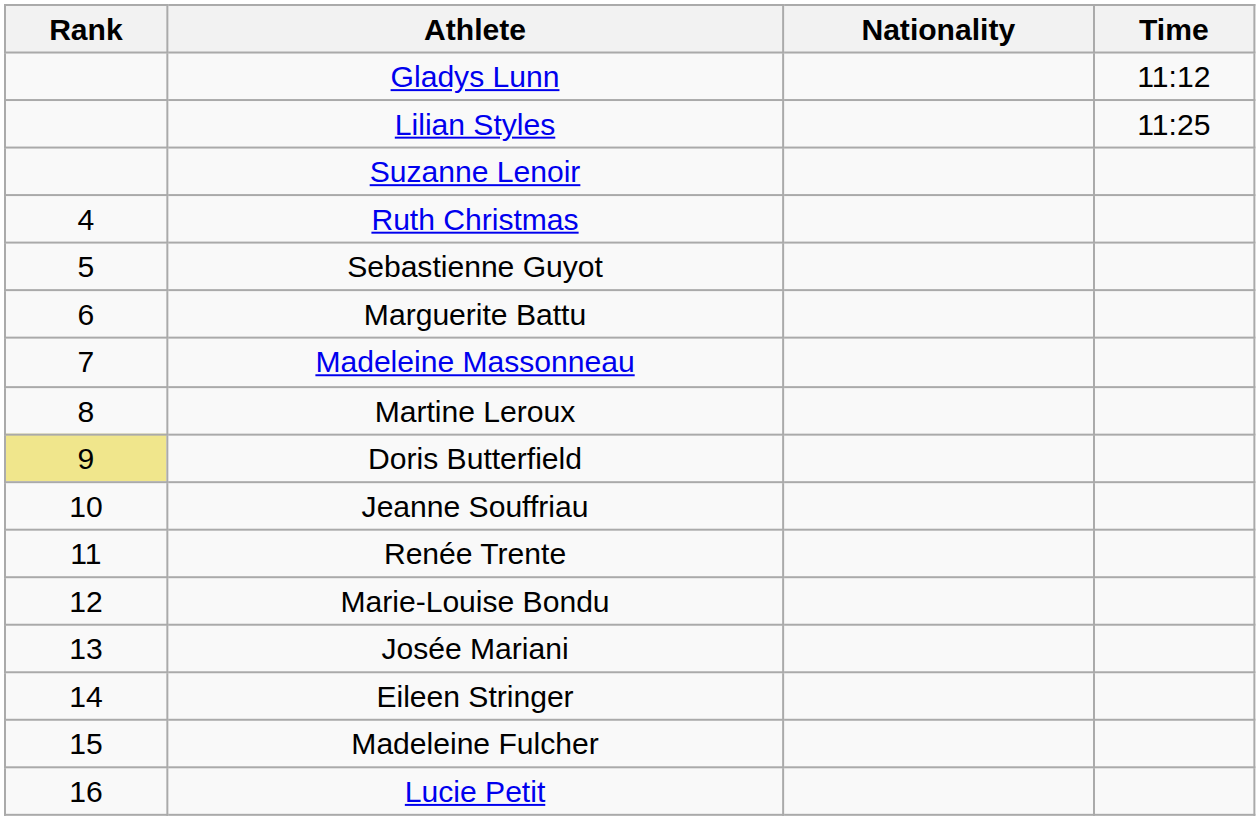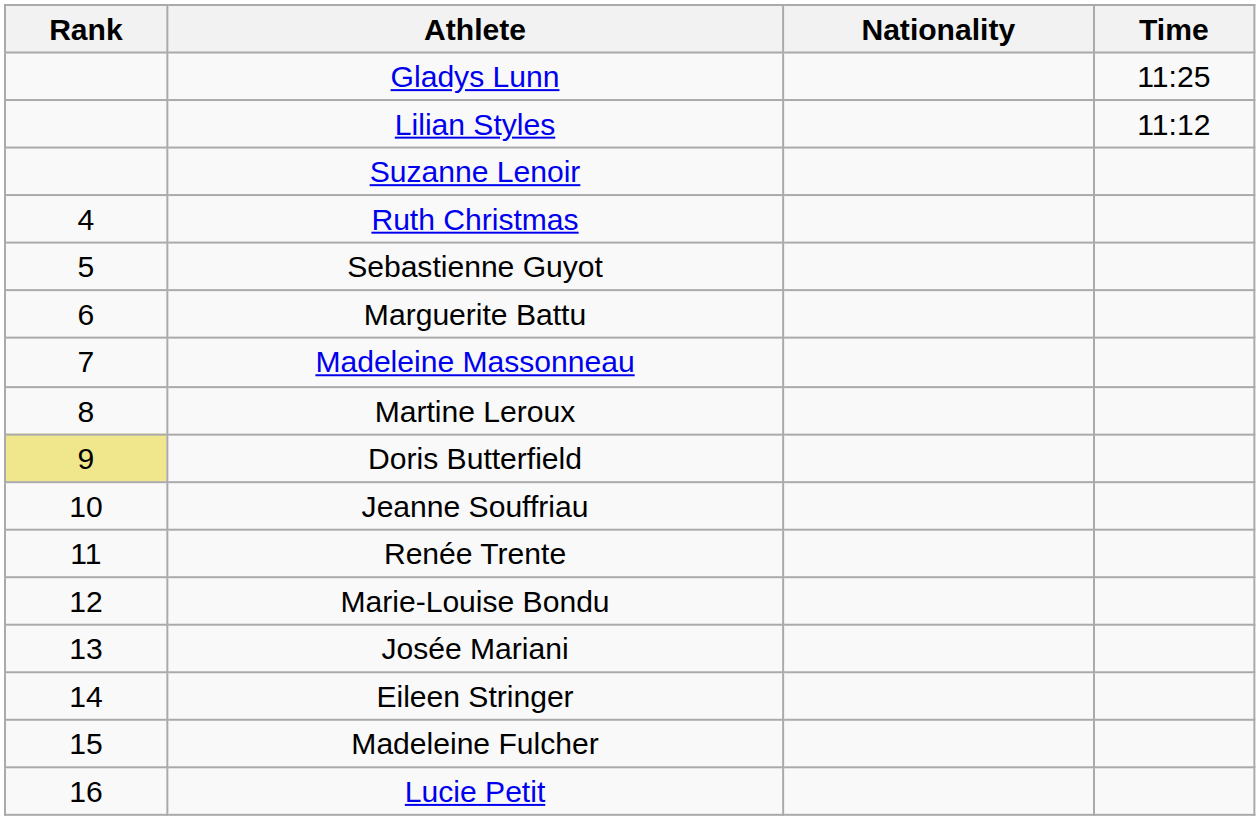(1174, 77) 11:12 -> (1174, 77) 11:25
(1174, 124) 11:25 -> (1174, 124) 11:12
